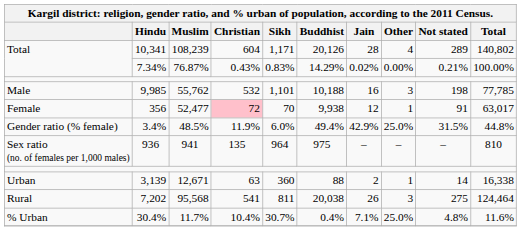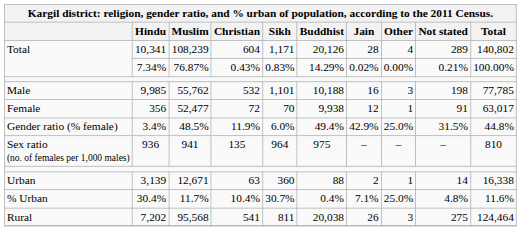(254, 108) pink background -> (254, 108) no background
rows swapped: (153, 198) <-> (151, 216)
